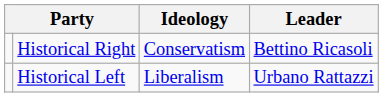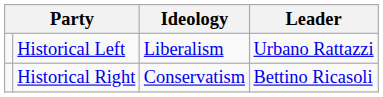rows swapped: (71, 77) <-> (76, 48)
